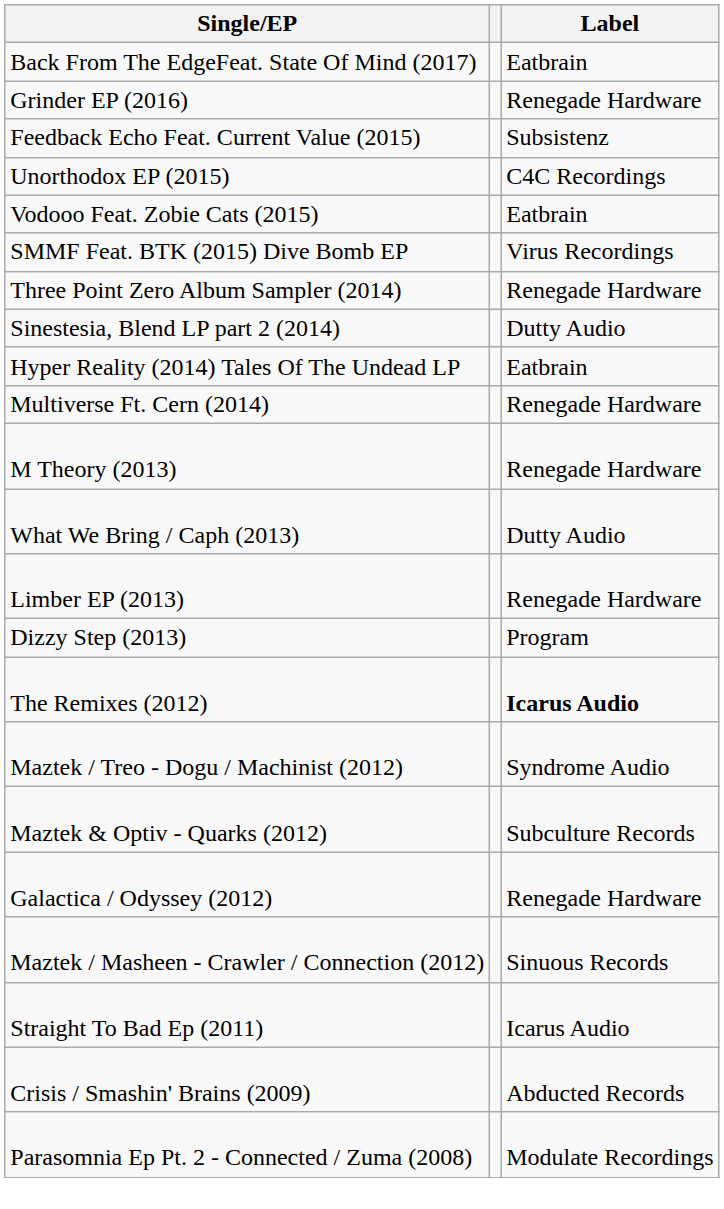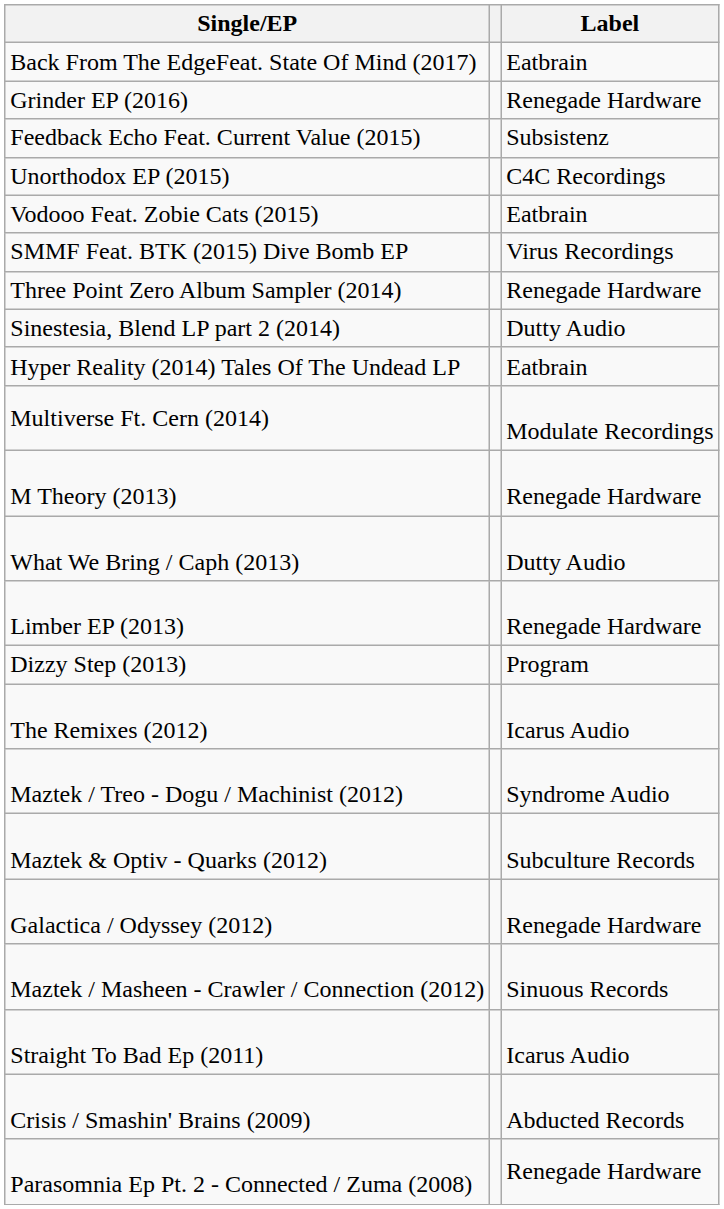(604, 404) Renegade Hardware -> (610, 431) Modulate Recordings
(573, 702) bold -> (568, 729) normal
(610, 1157) Modulate Recordings -> (604, 1171) Renegade Hardware
